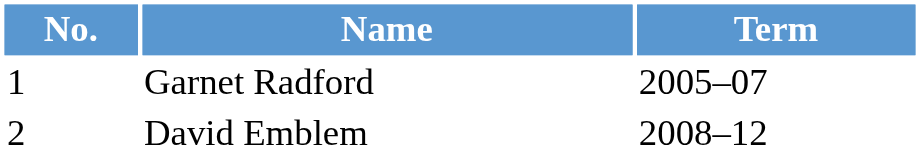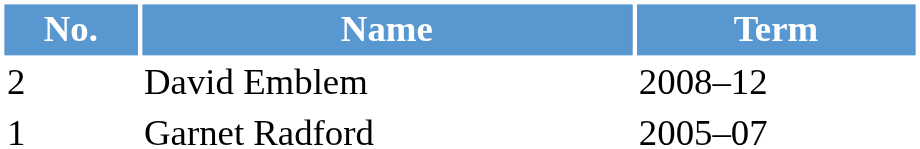rows swapped: (259, 82) <-> (256, 132)
